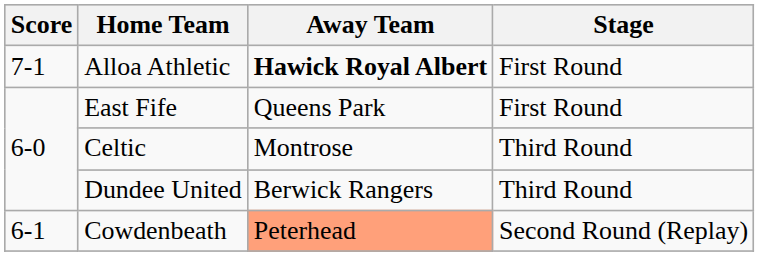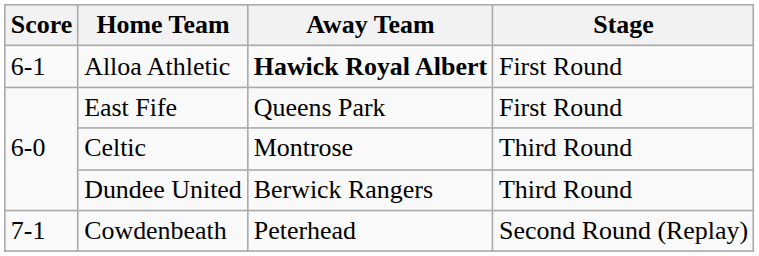(28, 66) 7-1 -> (28, 66) 6-1
(28, 230) 6-1 -> (28, 230) 7-1
(305, 230) lightsalmon background -> (305, 230) no background
